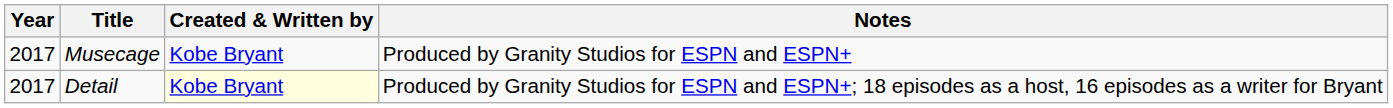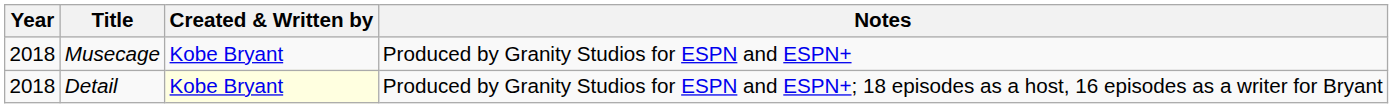(32, 53) 2017 -> (32, 53) 2018
(32, 86) 2017 -> (32, 86) 2018
